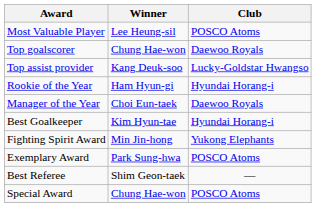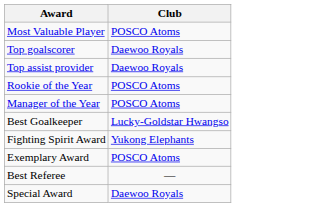- column: (148, 13)
(250, 67) Lucky-Goldstar Hwangso -> (147, 67) Daewoo Royals
(232, 85) Hyundai Horang-i -> (145, 85) POSCO Atoms
(227, 103) Daewoo Royals -> (145, 103) POSCO Atoms
(232, 121) Hyundai Horang-i -> (170, 121) Lucky-Goldstar Hwangso
(225, 193) POSCO Atoms -> (147, 193) Daewoo Royals
